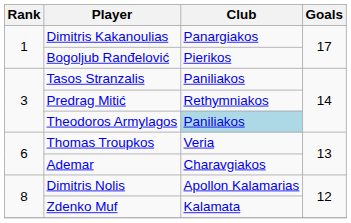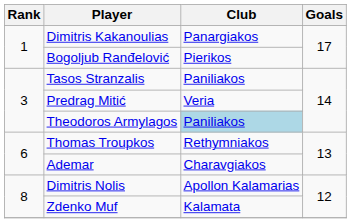(226, 100) Rethymniakos -> (199, 100) Veria
(199, 143) Veria -> (226, 143) Rethymniakos
